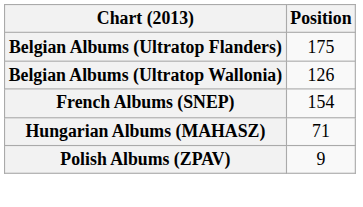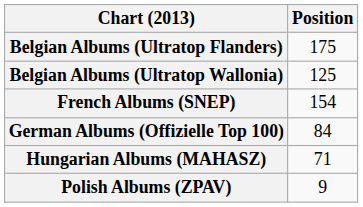(321, 74) 126 -> (323, 74) 125
+ row: (146, 131)
